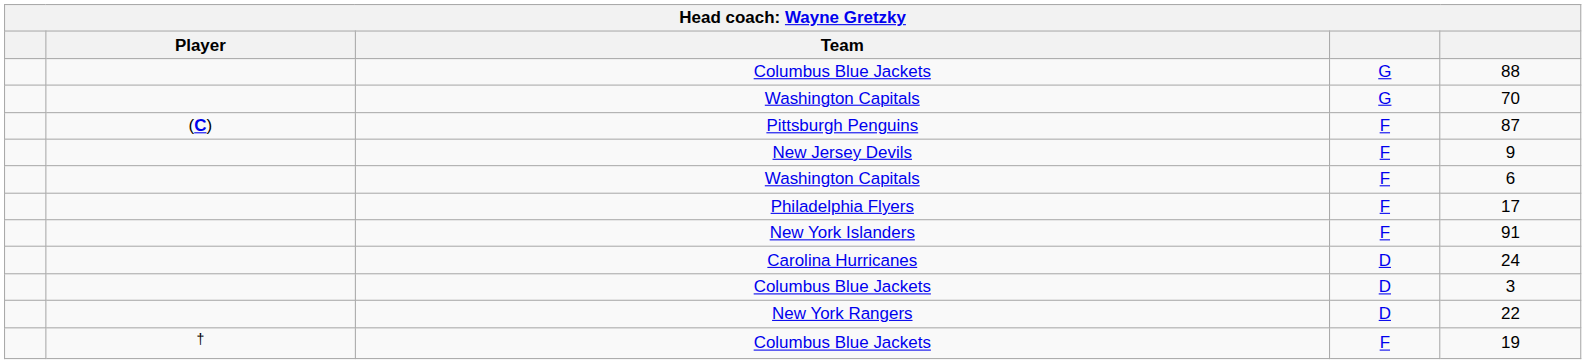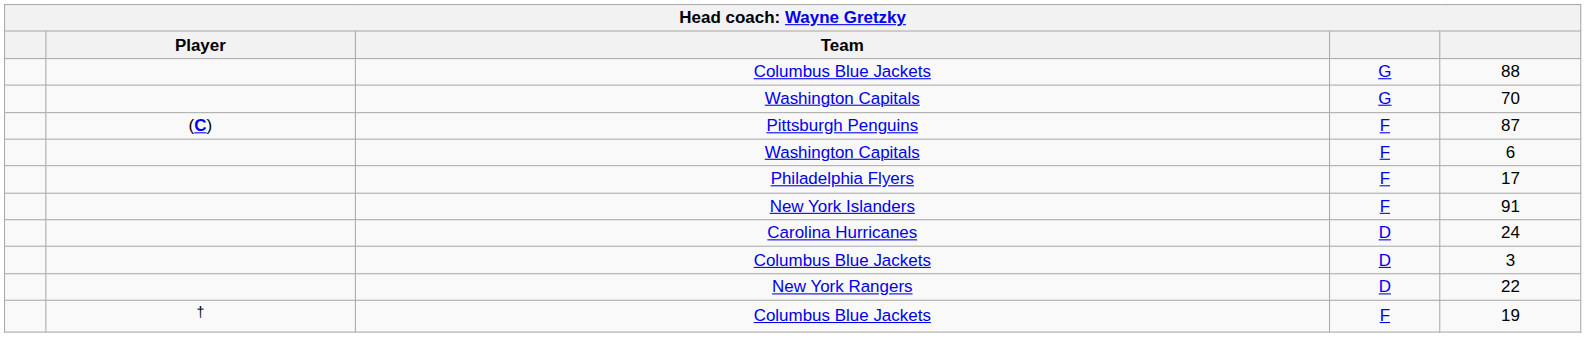- row: (842, 152)
